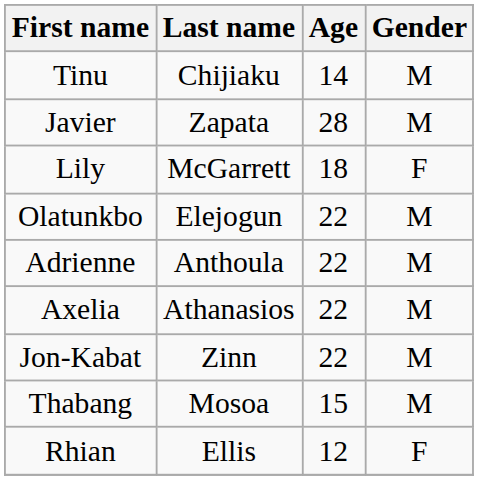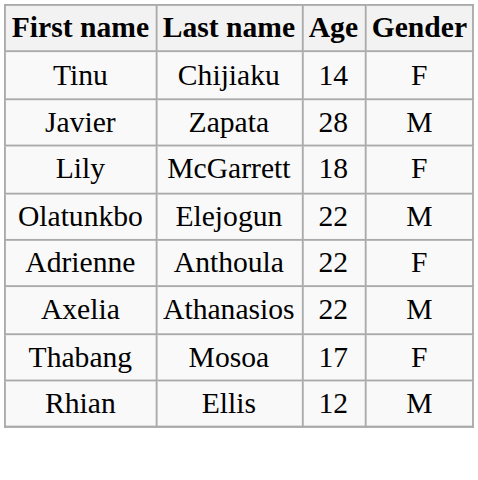(419, 74) M -> (419, 74) F
(419, 262) M -> (419, 262) F
- row: (80, 356)
(333, 403) 15 -> (333, 356) 17
(419, 403) M -> (419, 356) F
(419, 450) F -> (419, 403) M
